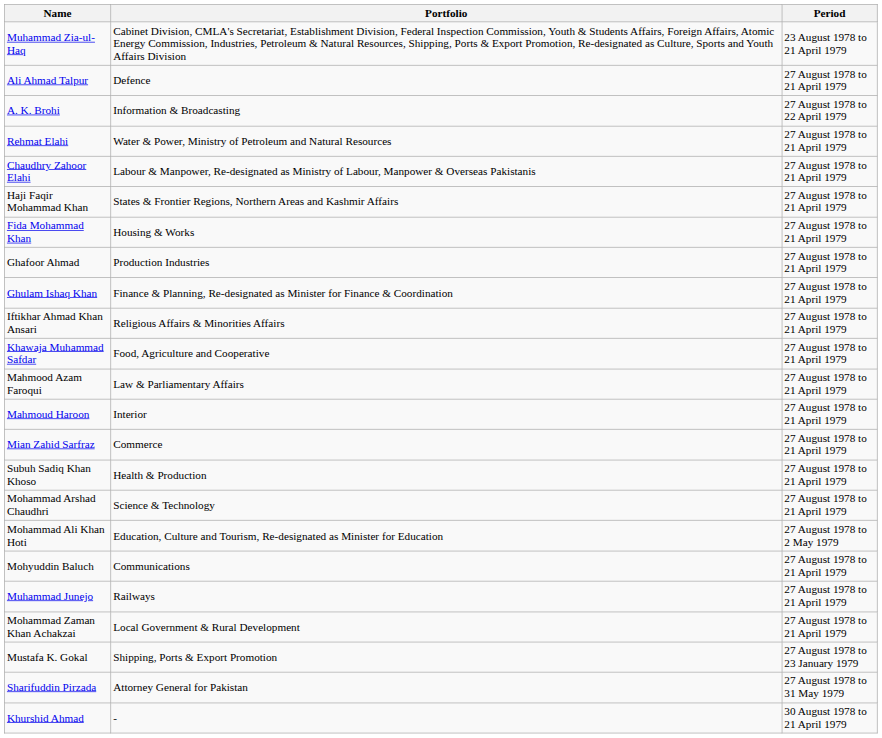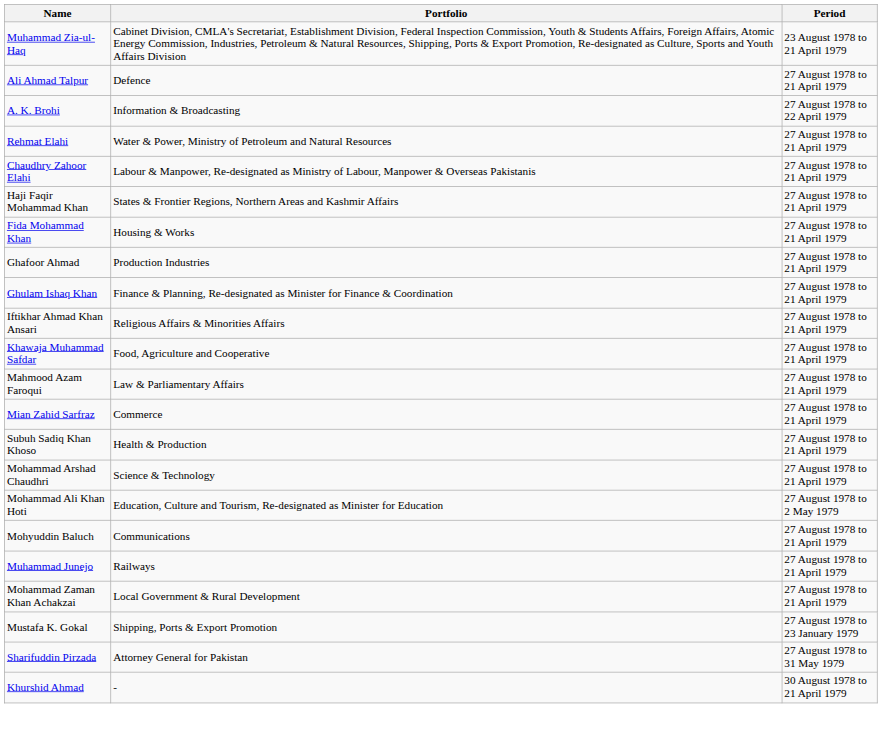- row: (48, 414)
